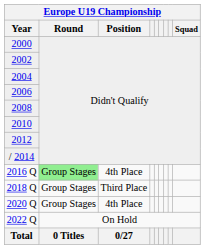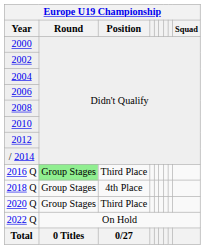(124, 172) 4th Place -> (124, 172) Third Place
(124, 188) Third Place -> (124, 188) 4th Place
(124, 204) 4th Place -> (124, 204) Third Place
